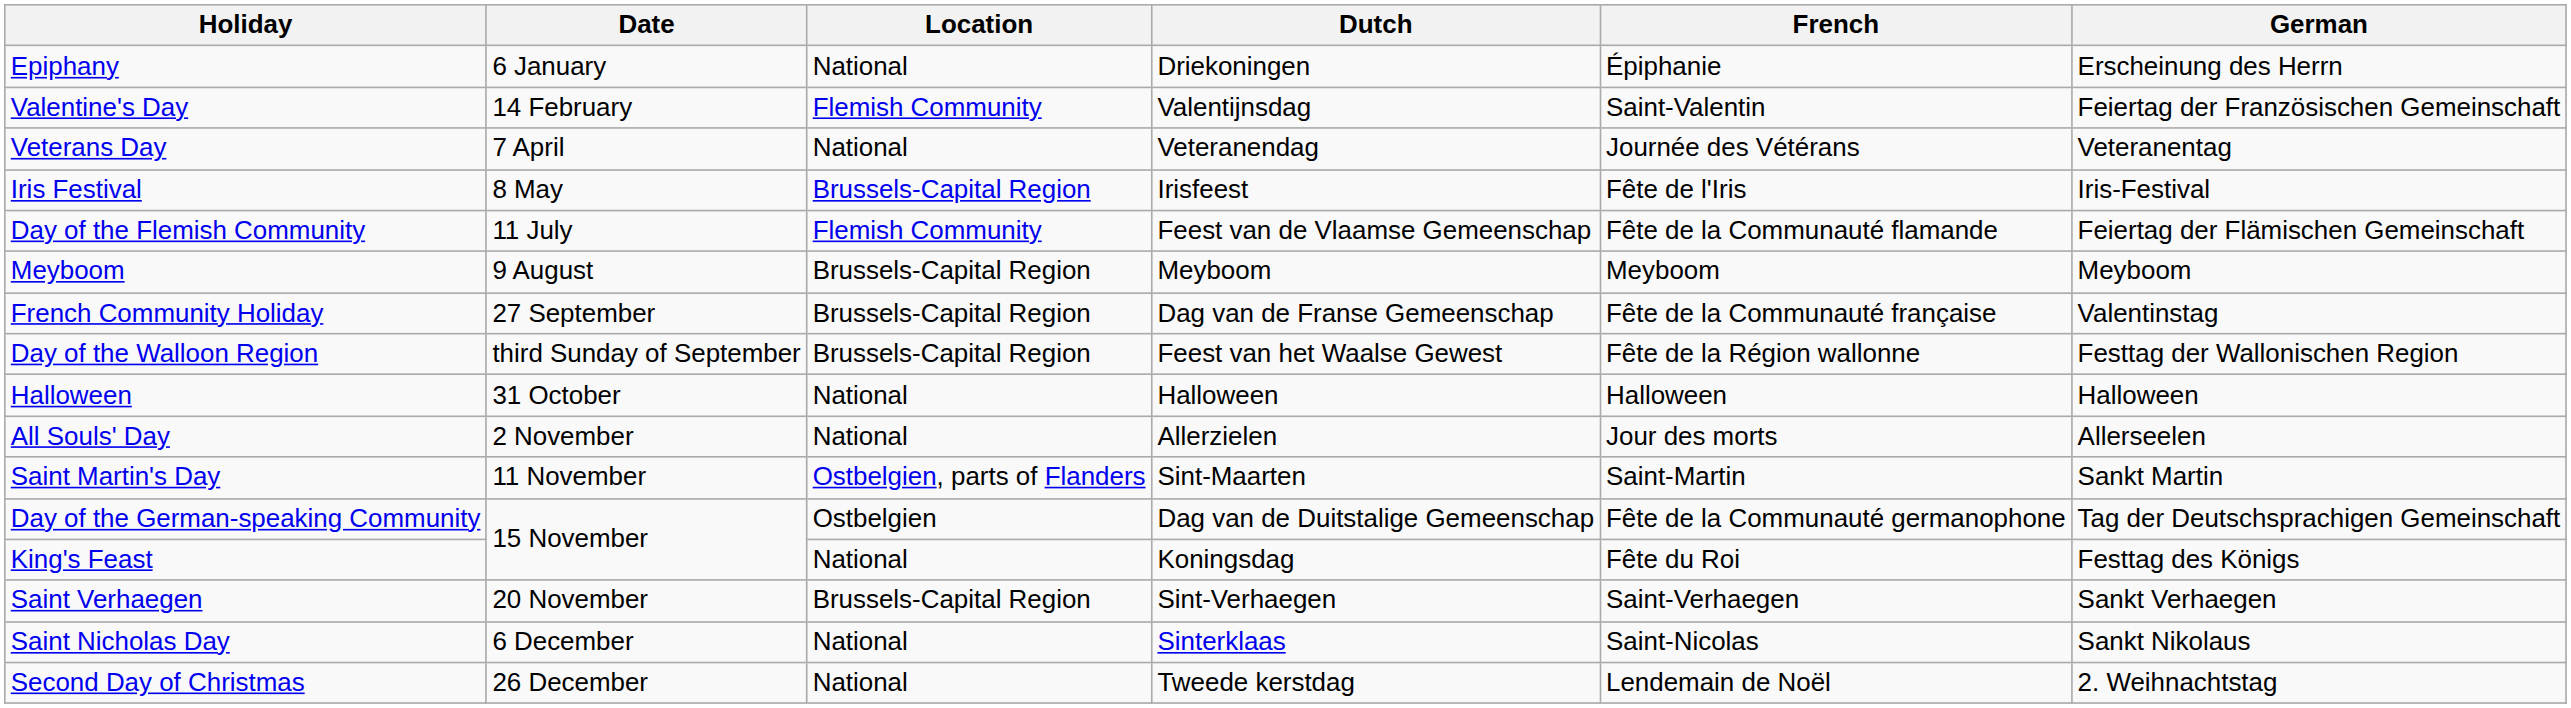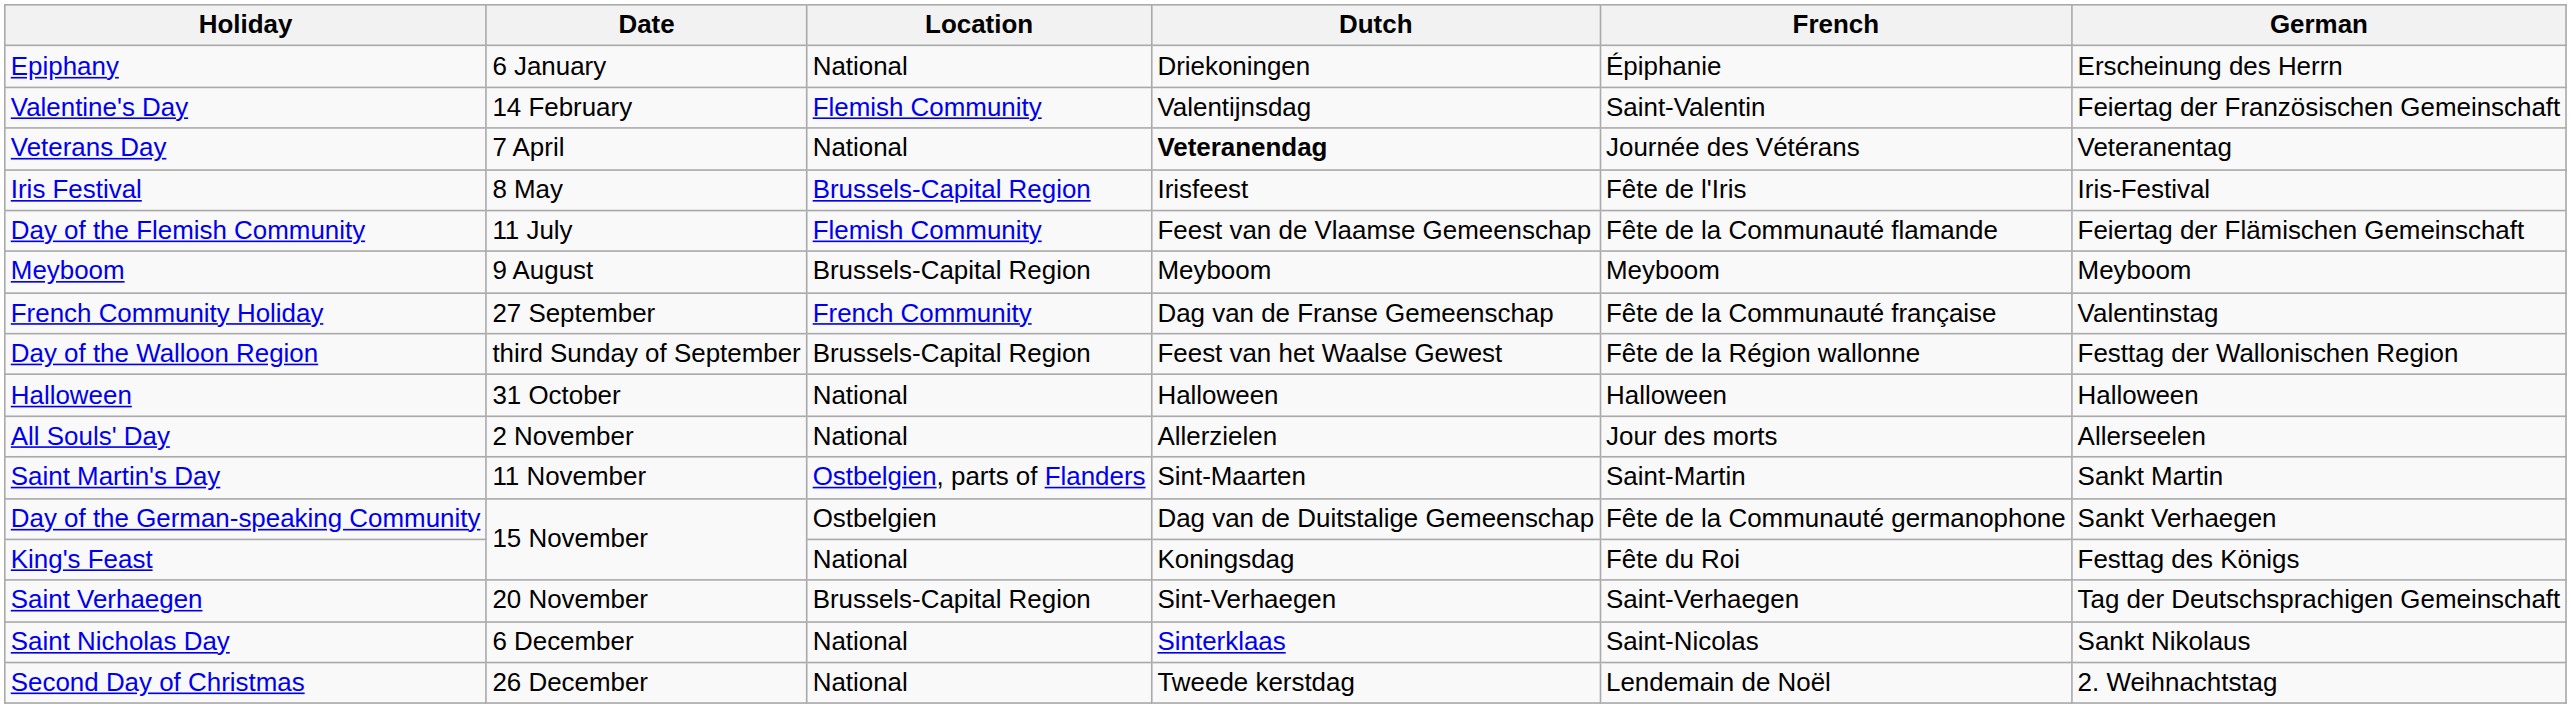(1238, 148) normal -> (1242, 148) bold
(952, 312) Brussels-Capital Region -> (922, 312) French Community
(2319, 518) Tag der Deutschsprachigen Gemeinschaft -> (2177, 518) Sankt Verhaegen
(2177, 600) Sankt Verhaegen -> (2319, 600) Tag der Deutschsprachigen Gemeinschaft
